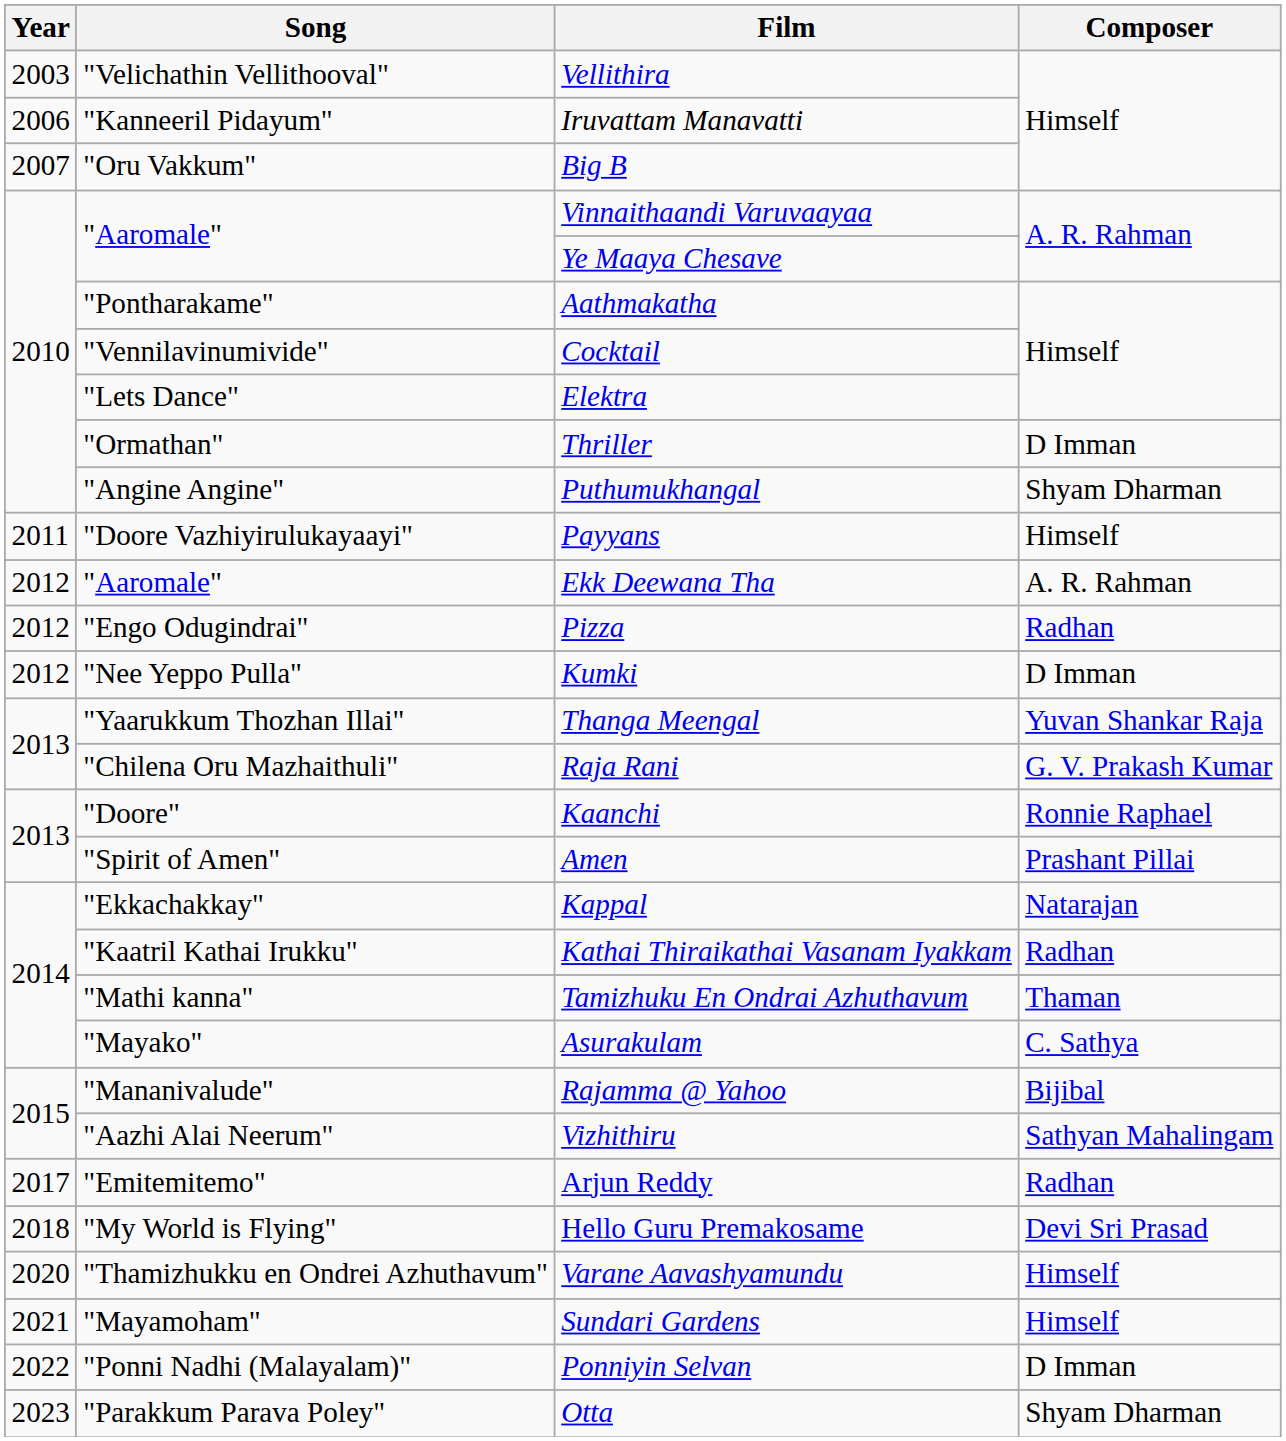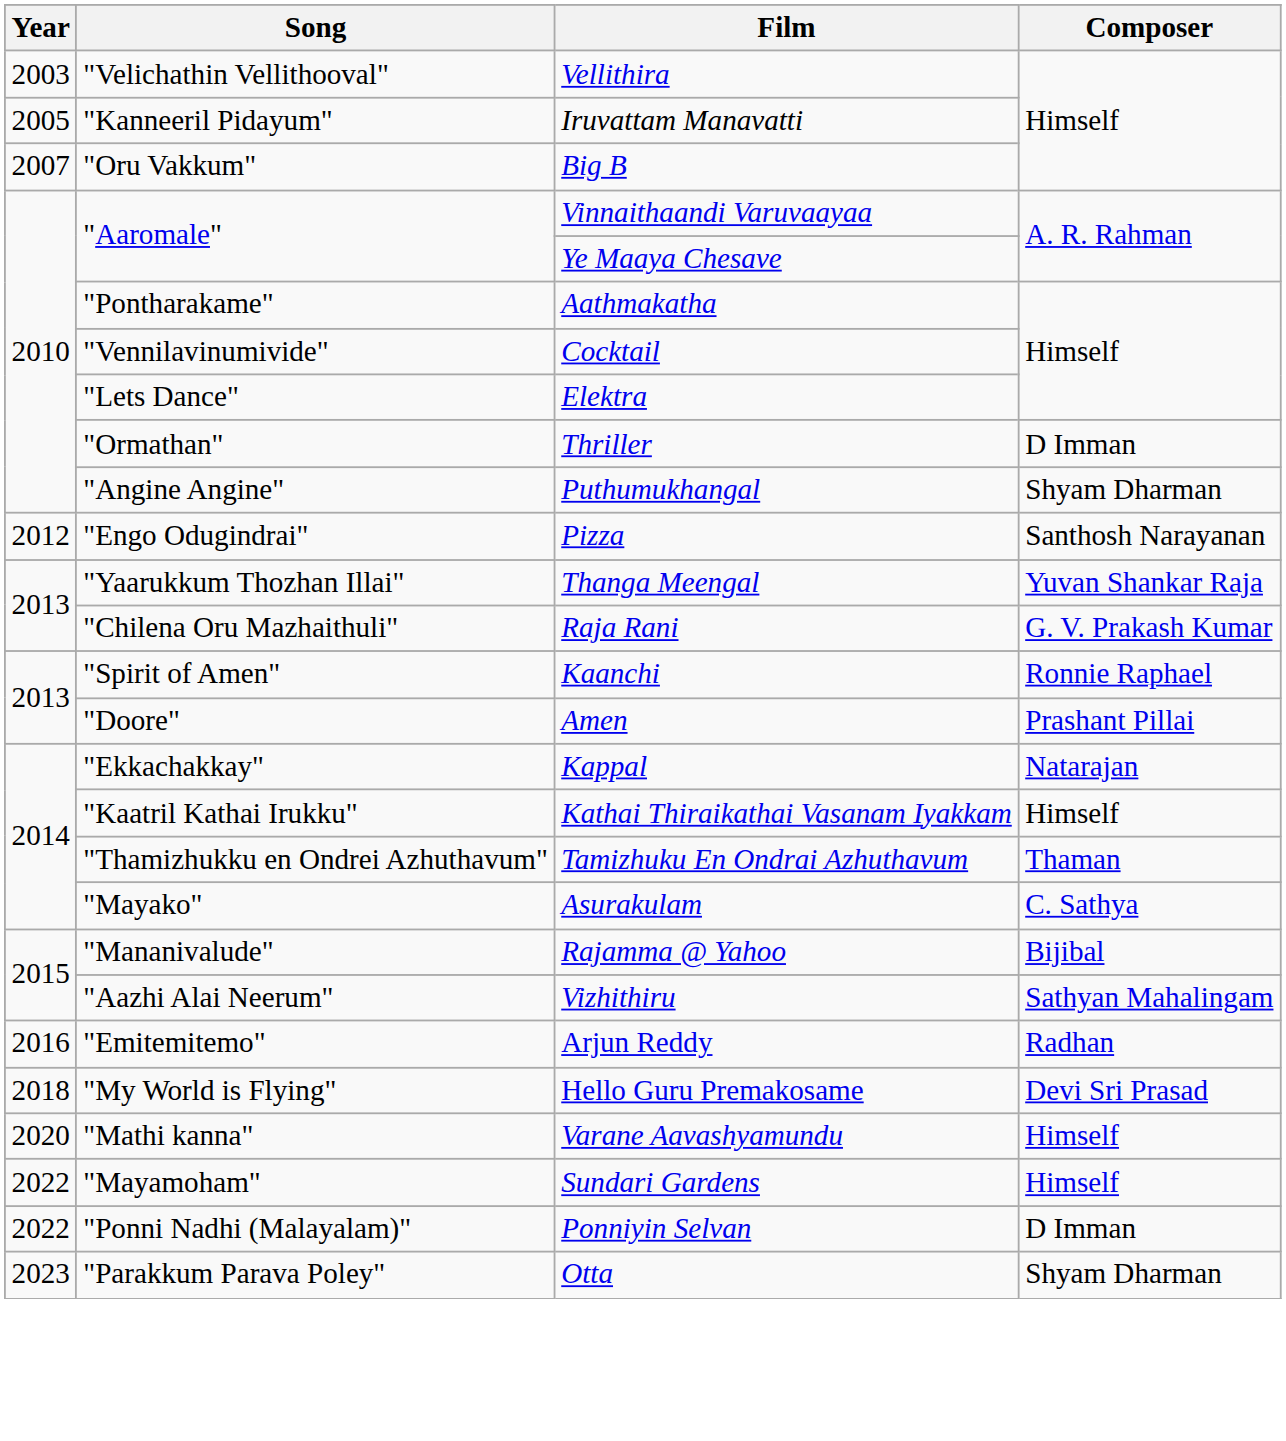(41, 119) 2006 -> (41, 119) 2005
- row: (611, 535)
- row: (668, 581)
(1070, 627) Radhan -> (1145, 535) Santhosh Narayanan
- row: (599, 674)
(132, 812) "Doore" -> (182, 674) "Spirit of Amen"
(182, 858) "Spirit of Amen" -> (132, 720) "Doore"
(1070, 951) Radhan -> (1072, 812) Himself
(168, 997) "Mathi kanna" -> (316, 858) "Thamizhukku en Ondrei Azhuthavum"
(41, 1182) 2017 -> (41, 1043) 2016
(316, 1274) "Thamizhukku en Ondrei Azhuthavum" -> (168, 1135) "Mathi kanna"
(41, 1320) 2021 -> (41, 1182) 2022
